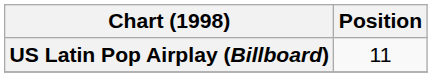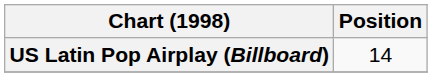(380, 54) 11 -> (380, 54) 14
